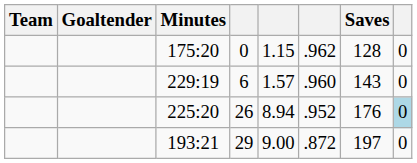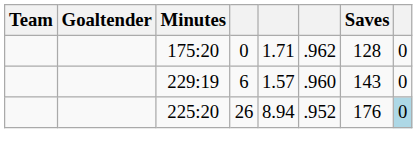(278, 50) 1.15 -> (278, 50) 1.71
- row: (193, 143)
